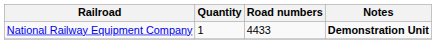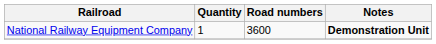(259, 30) 4433 -> (259, 30) 3600
